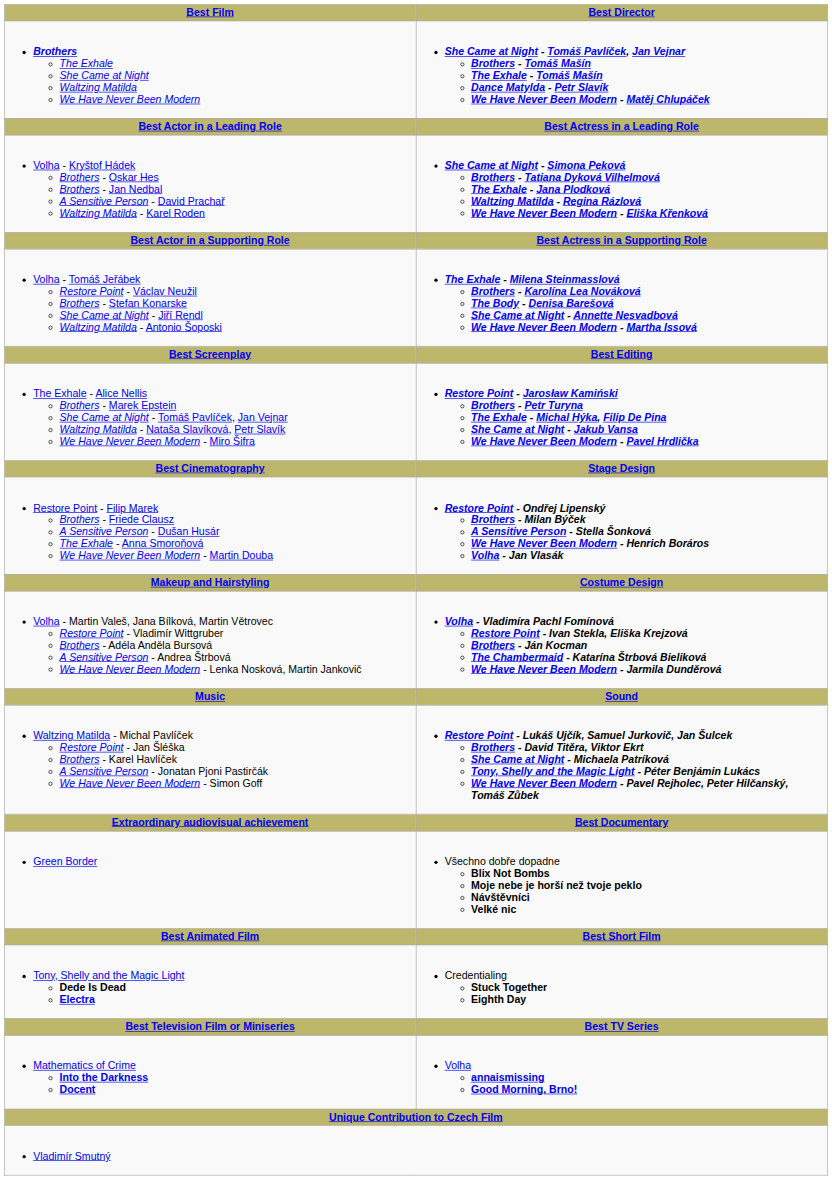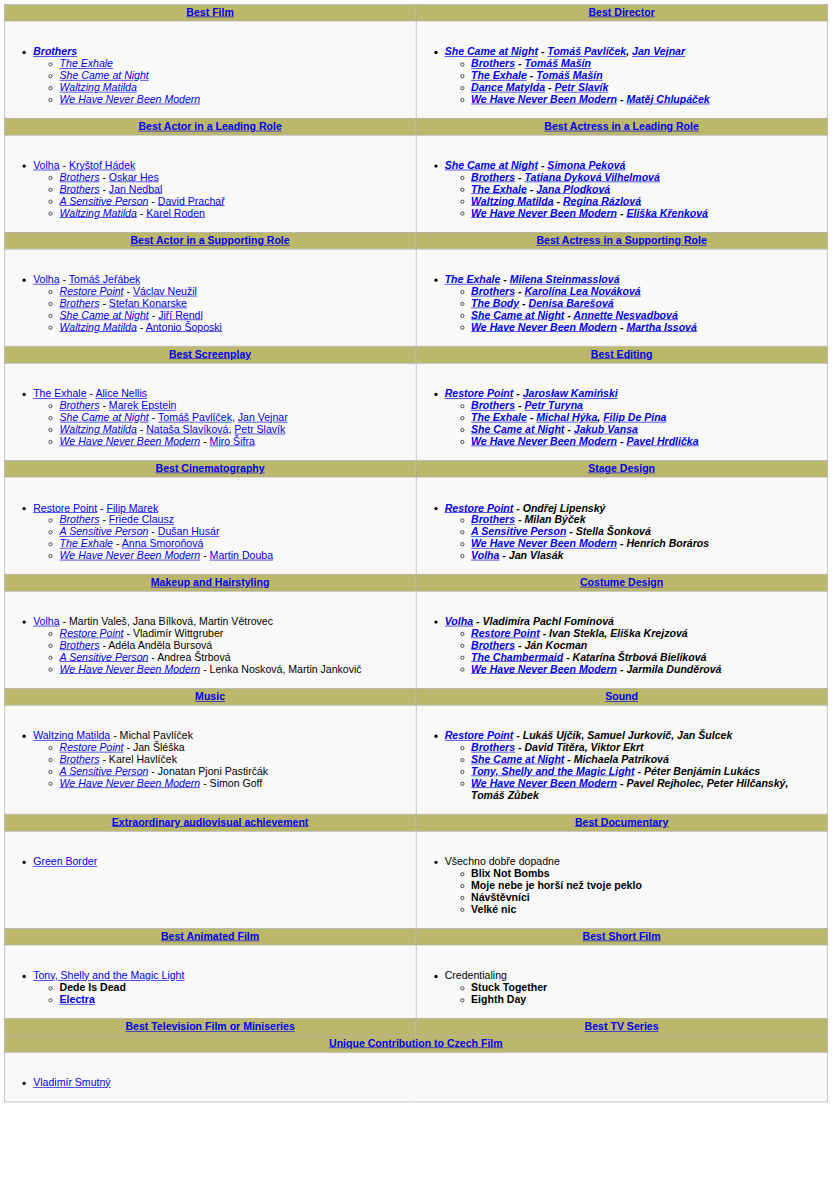- row: (210, 1078)
